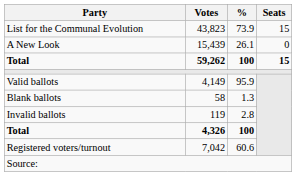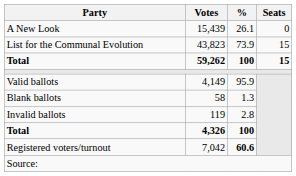rows swapped: (75, 28) <-> (33, 45)
(245, 147) normal -> (245, 147) bold
